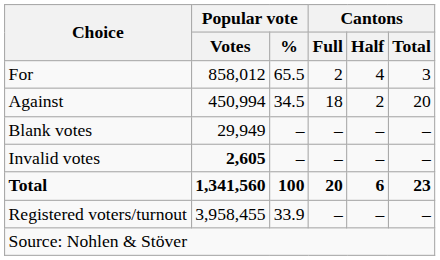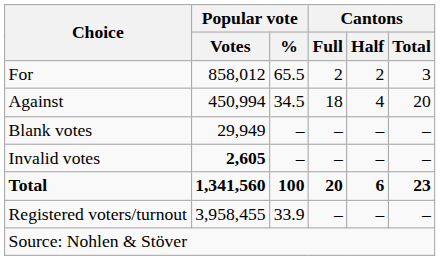(380, 74) 4 -> (380, 74) 2
(380, 102) 2 -> (380, 102) 4
